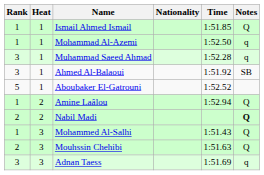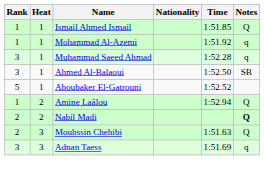(217, 42) 1:52.50 -> (217, 42) 1:51.92
(217, 72) 1:51.92 -> (217, 72) 1:52.50
- row: (93, 132)
